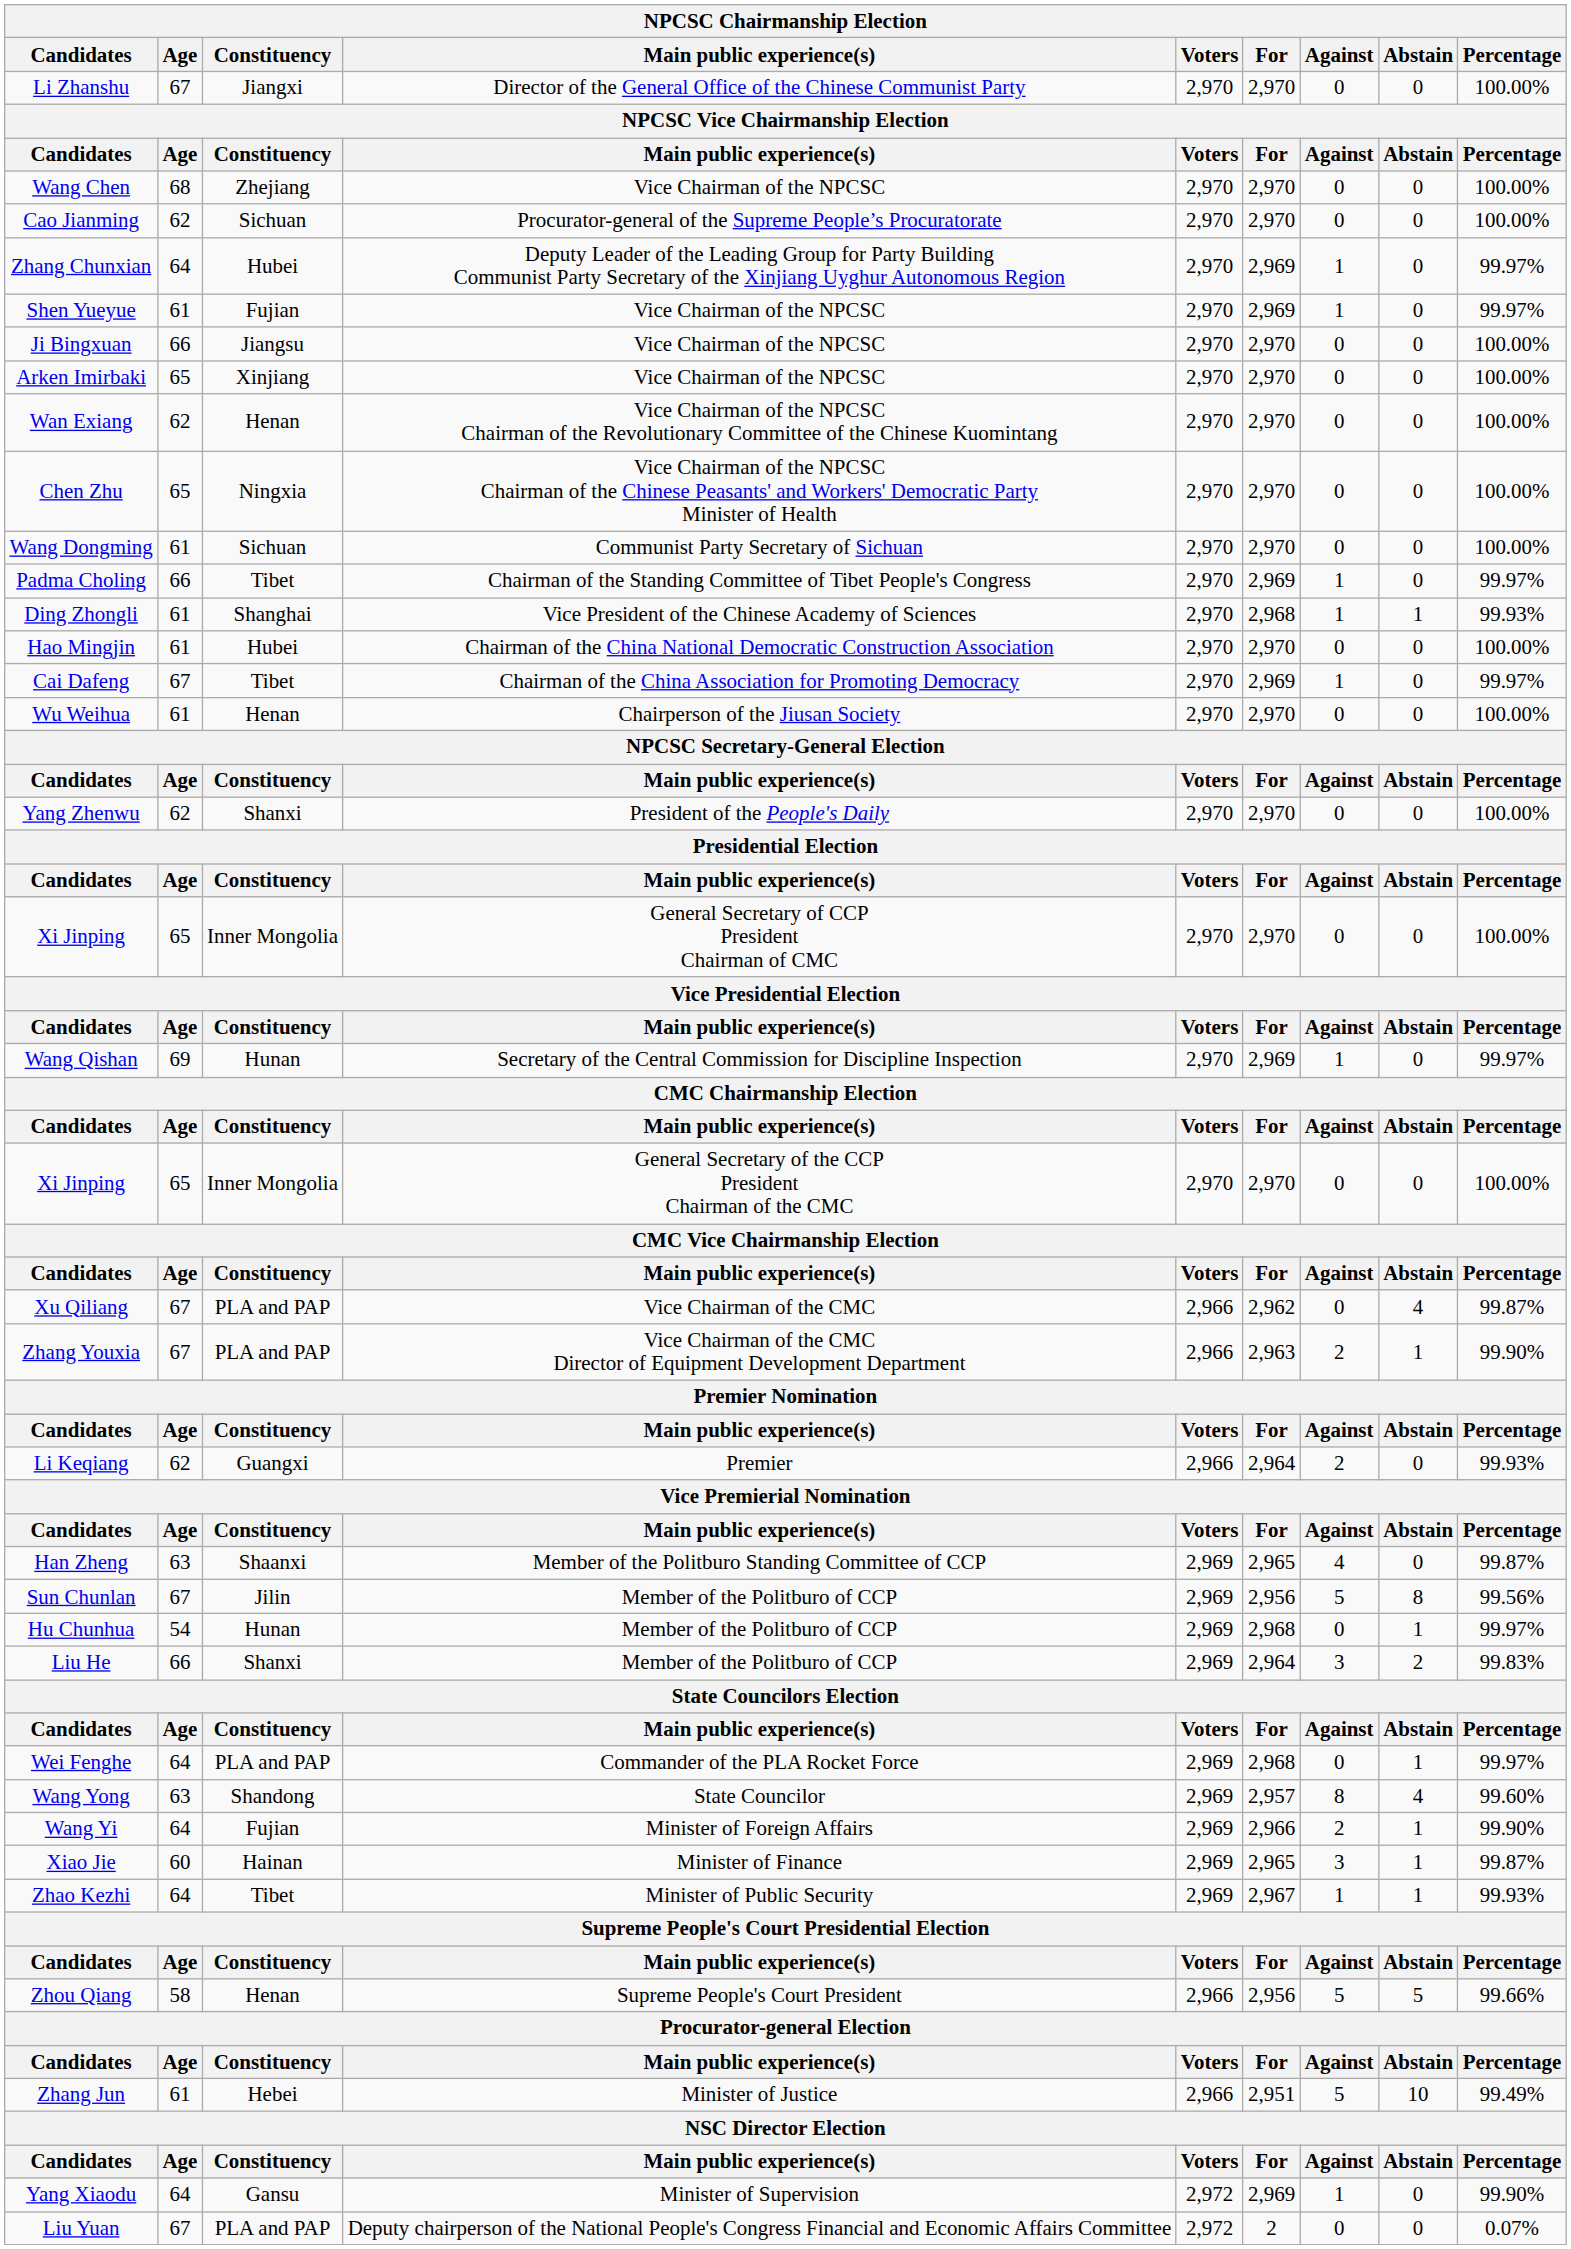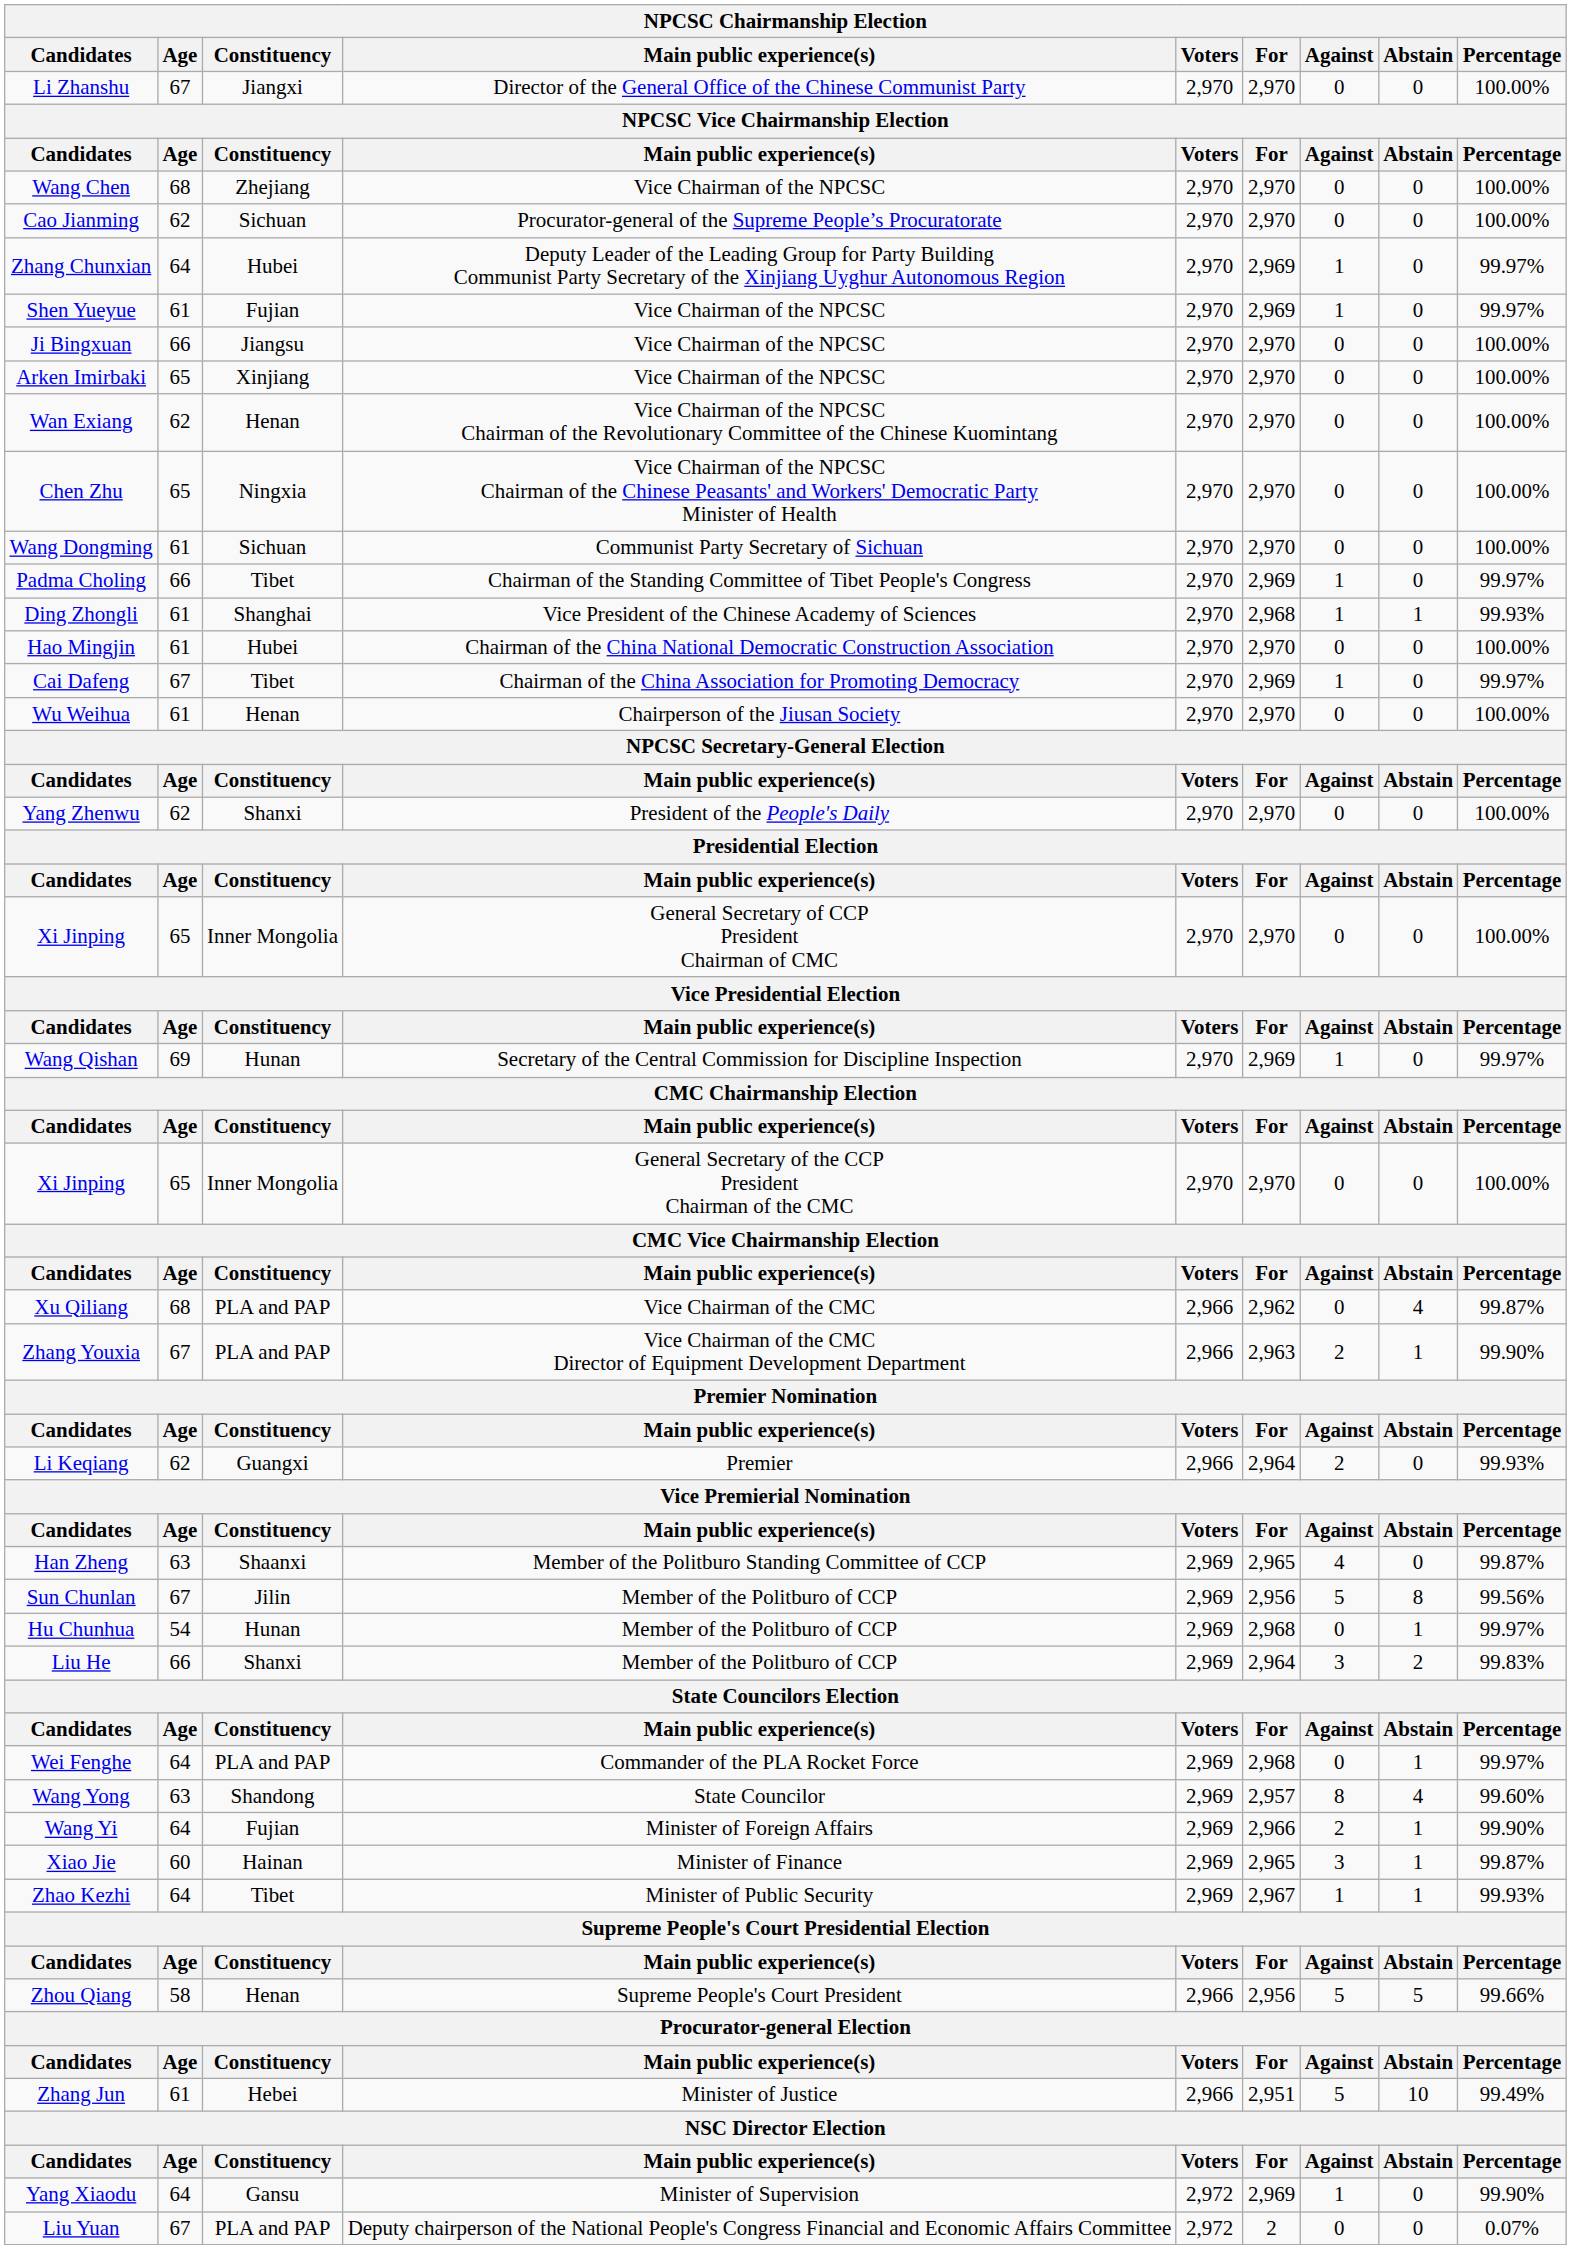(180, 1306) 67 -> (180, 1306) 68
